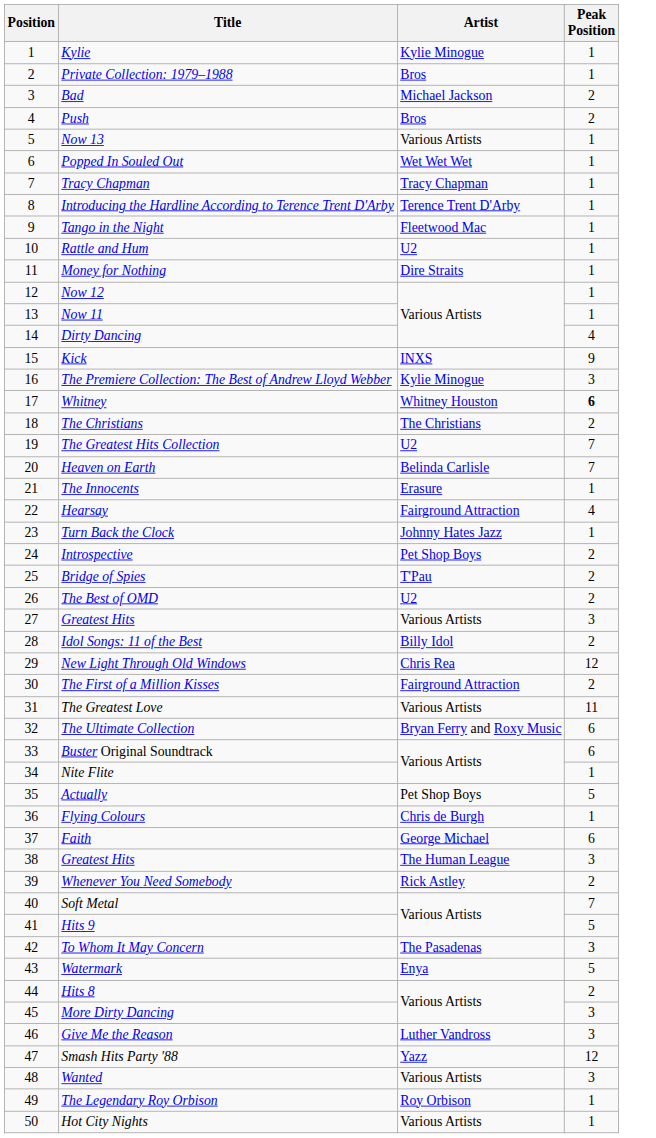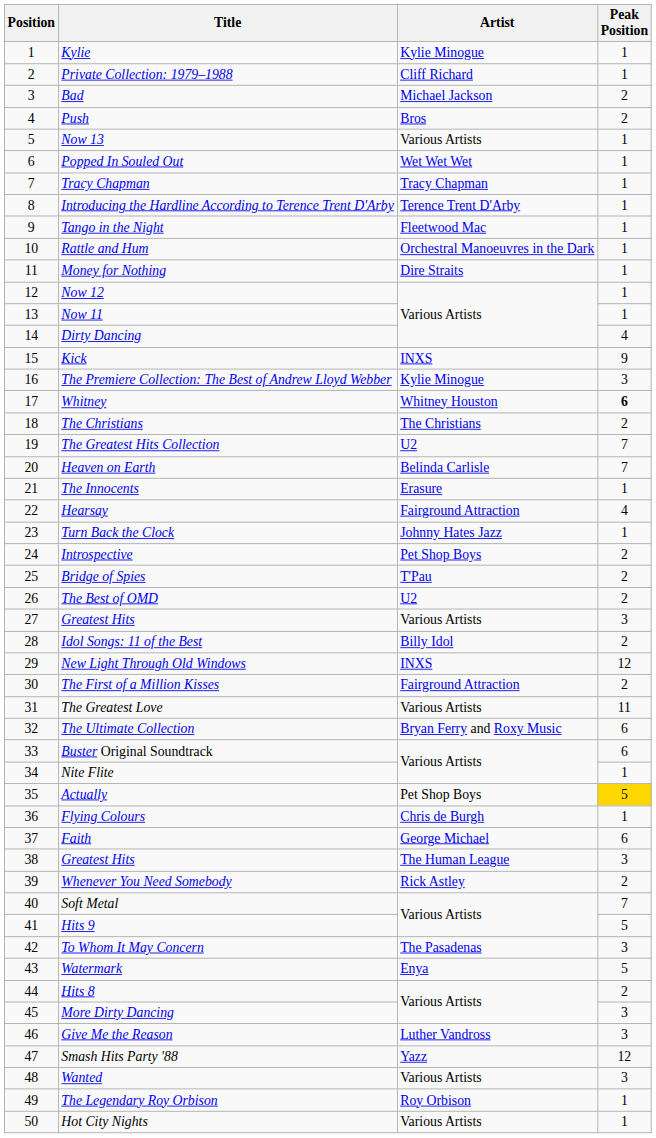(413, 74) Bros -> (437, 74) Cliff Richard
(409, 249) U2 -> (497, 249) Orchestral Manoeuvres in the Dark
(428, 663) Chris Rea -> (416, 663) INXS
(592, 794) no background -> (624, 794) gold background
